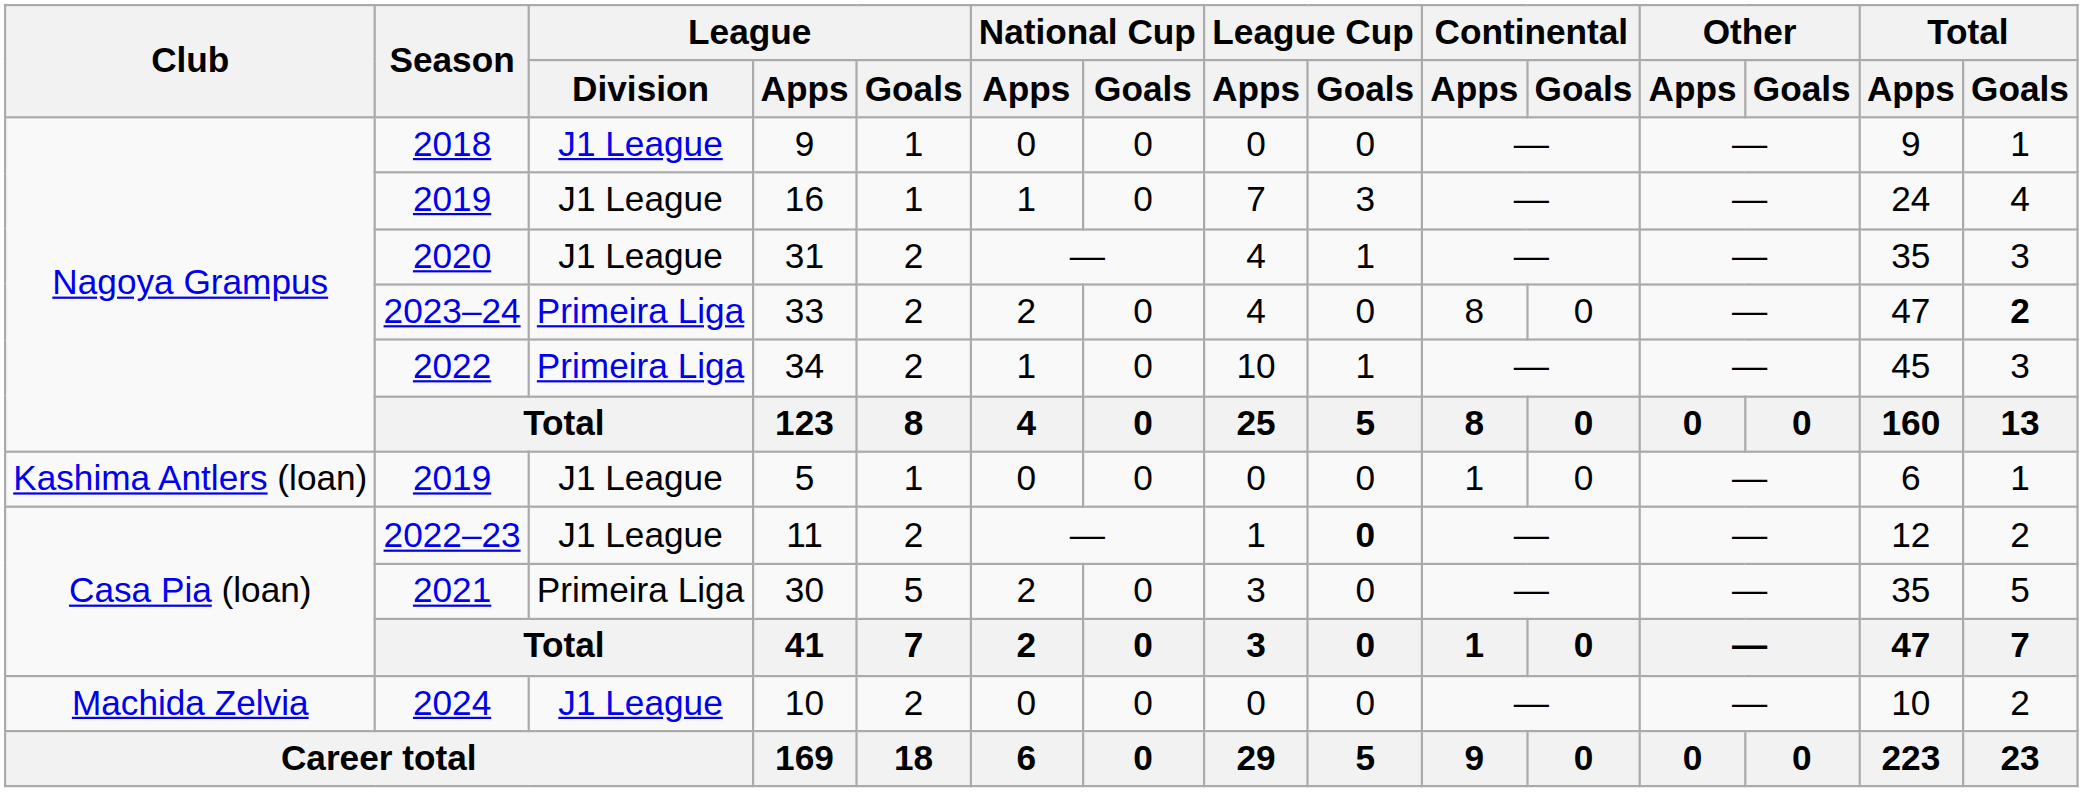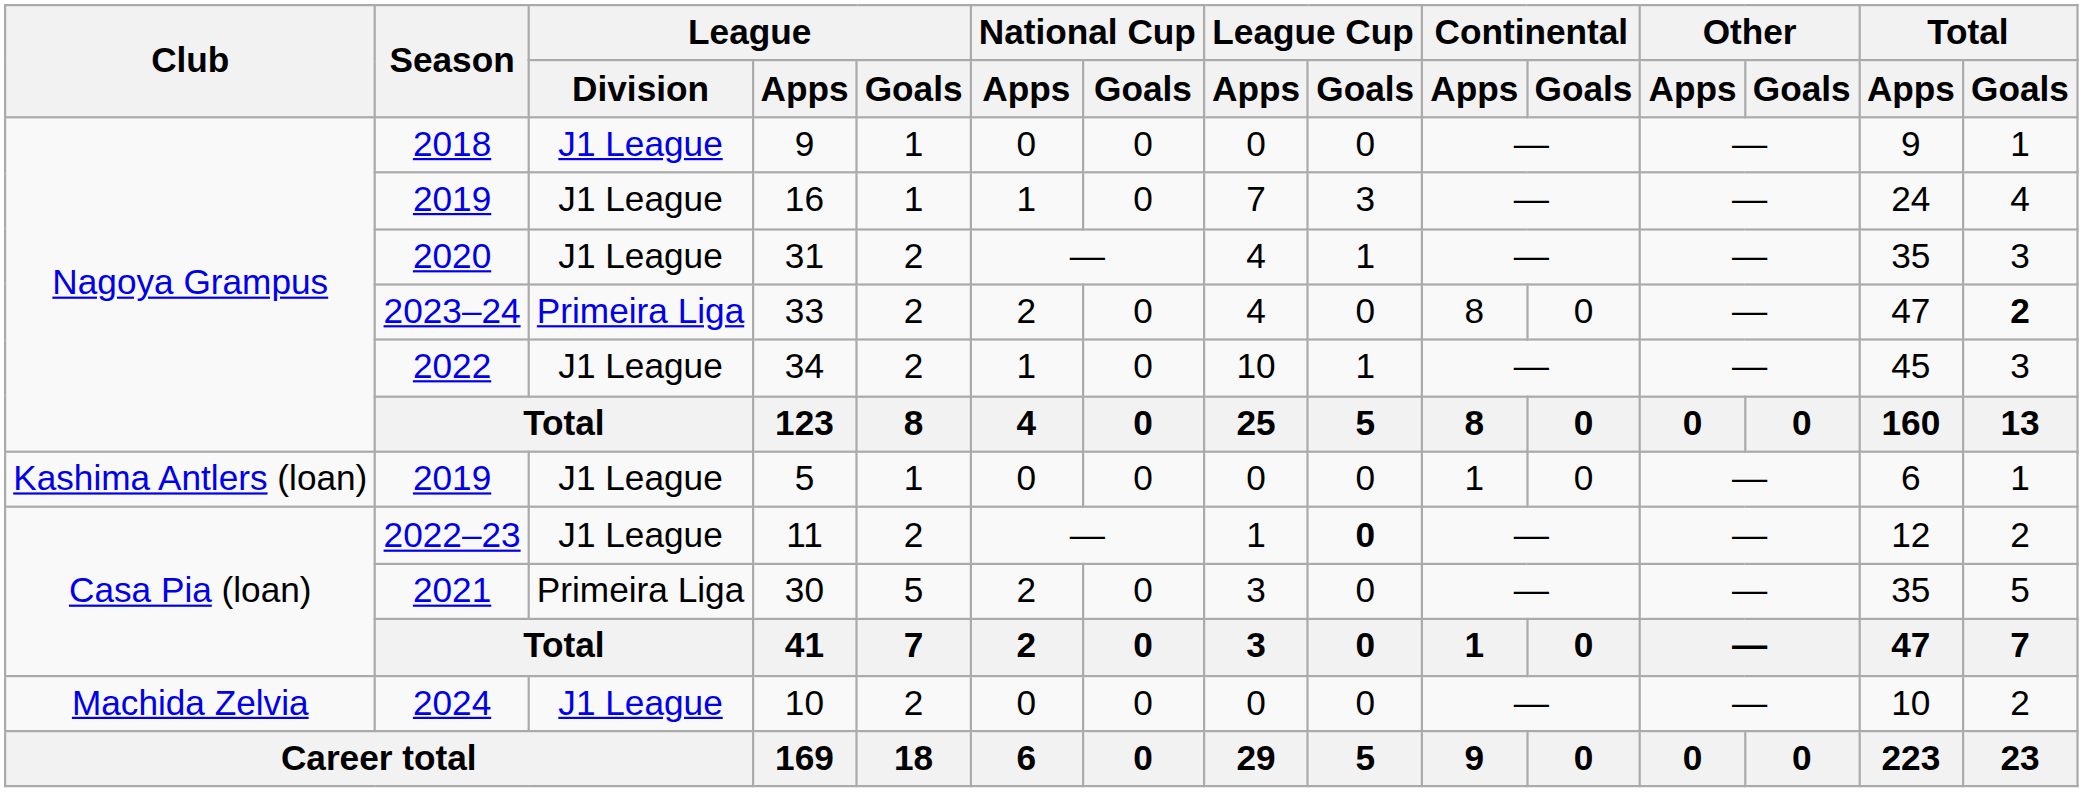(641, 367) Primeira Liga -> (641, 367) J1 League
